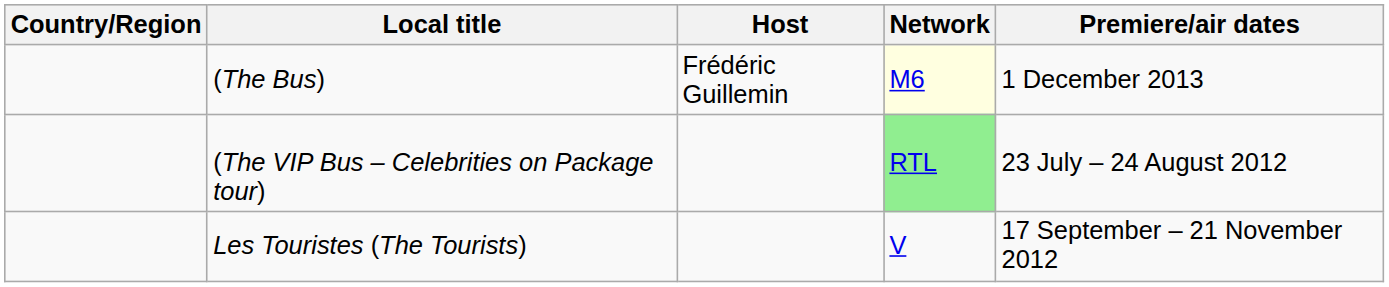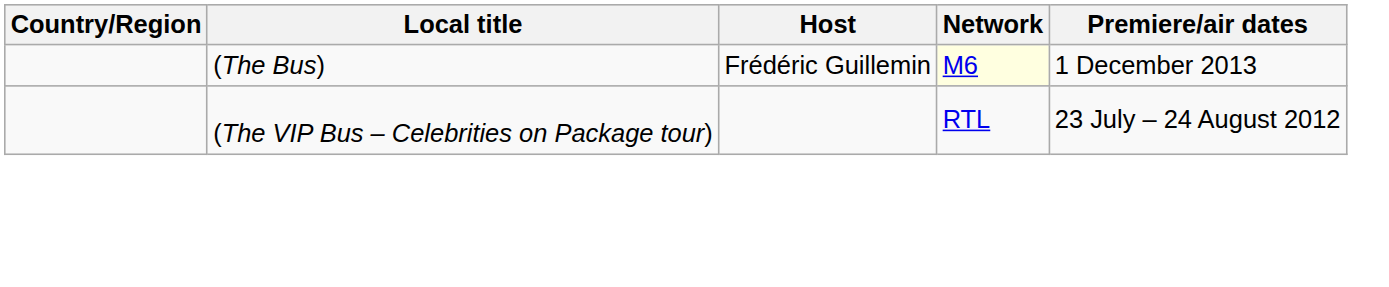(913, 162) lightgreen background -> (966, 119) no background
- row: (370, 245)
